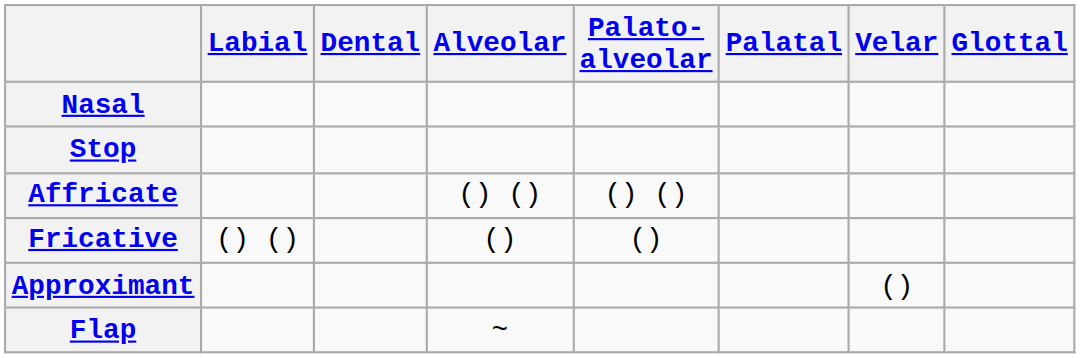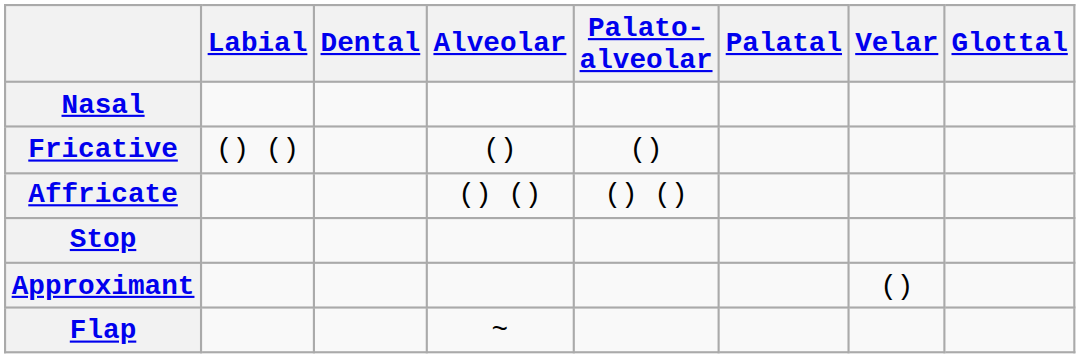rows swapped: (103, 150) <-> (103, 240)
